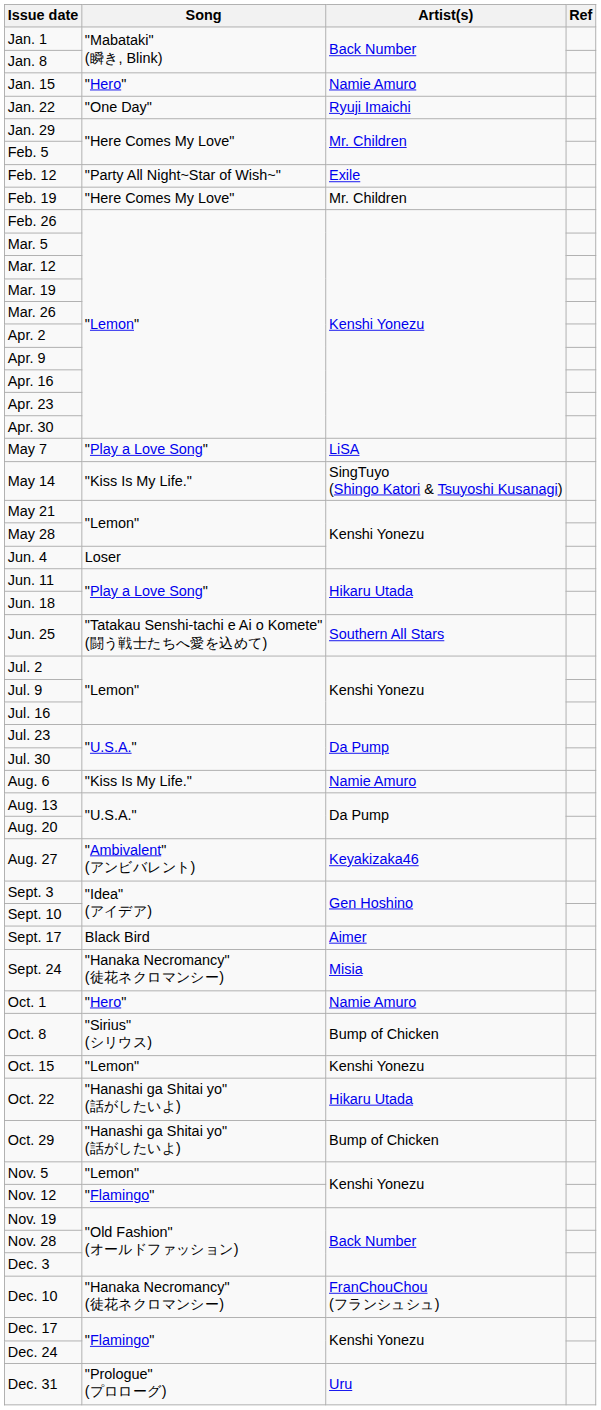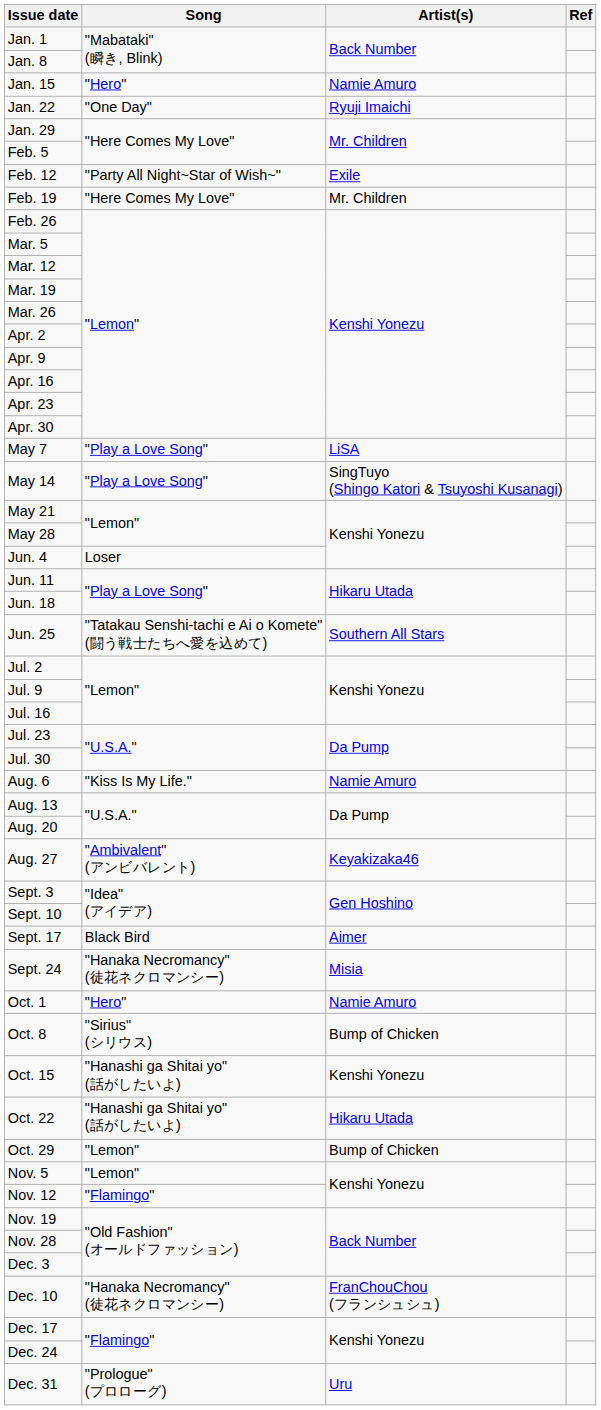(138, 480) "Kiss Is My Life." -> (146, 480) "Play a Love Song"
(112, 1066) "Lemon" -> (156, 1075) "Hanashi ga Shitai yo" (話がしたいよ)
(156, 1140) "Hanashi ga Shitai yo" (話がしたいよ) -> (112, 1150) "Lemon"
